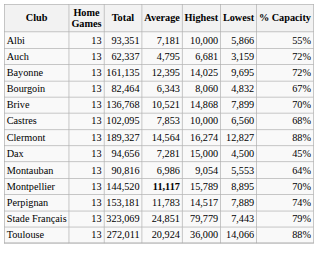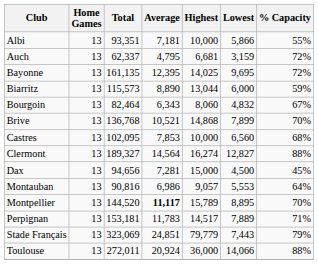+ row: (22, 89)
(207, 170) 9,054 -> (207, 186) 9,057
(302, 202) 74% -> (302, 219) 71%
